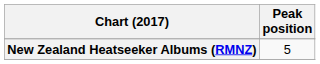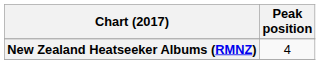(287, 49) 5 -> (287, 49) 4
